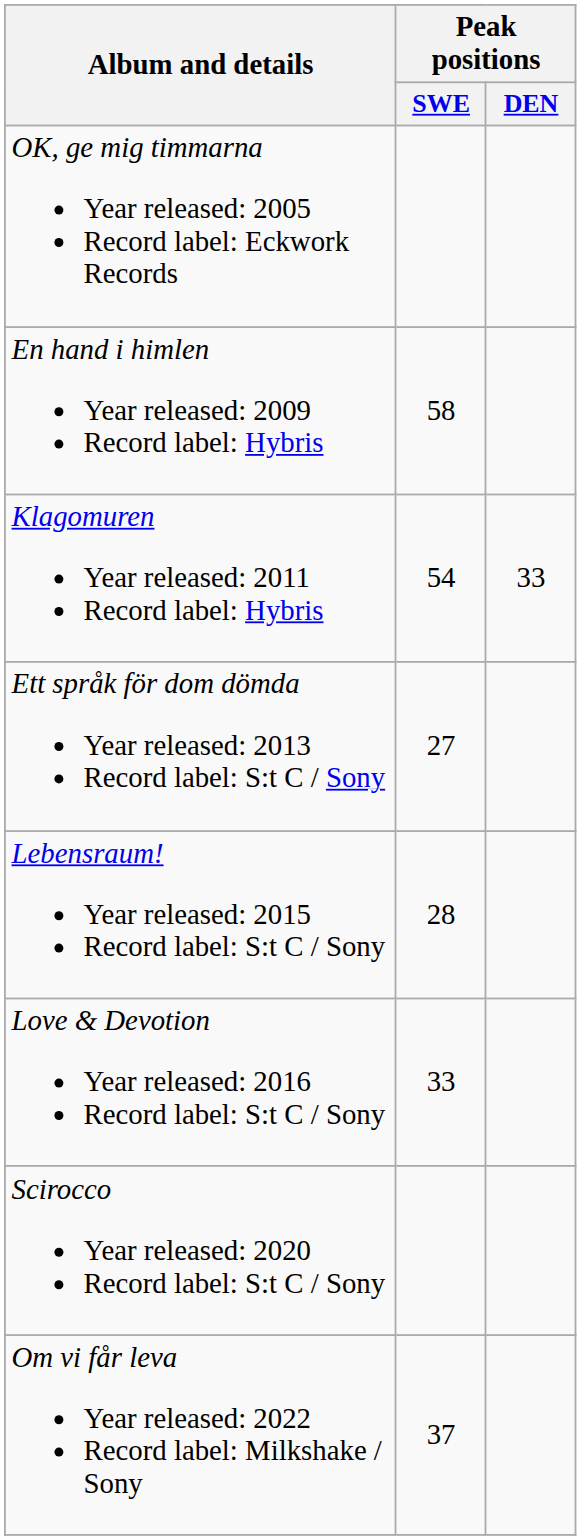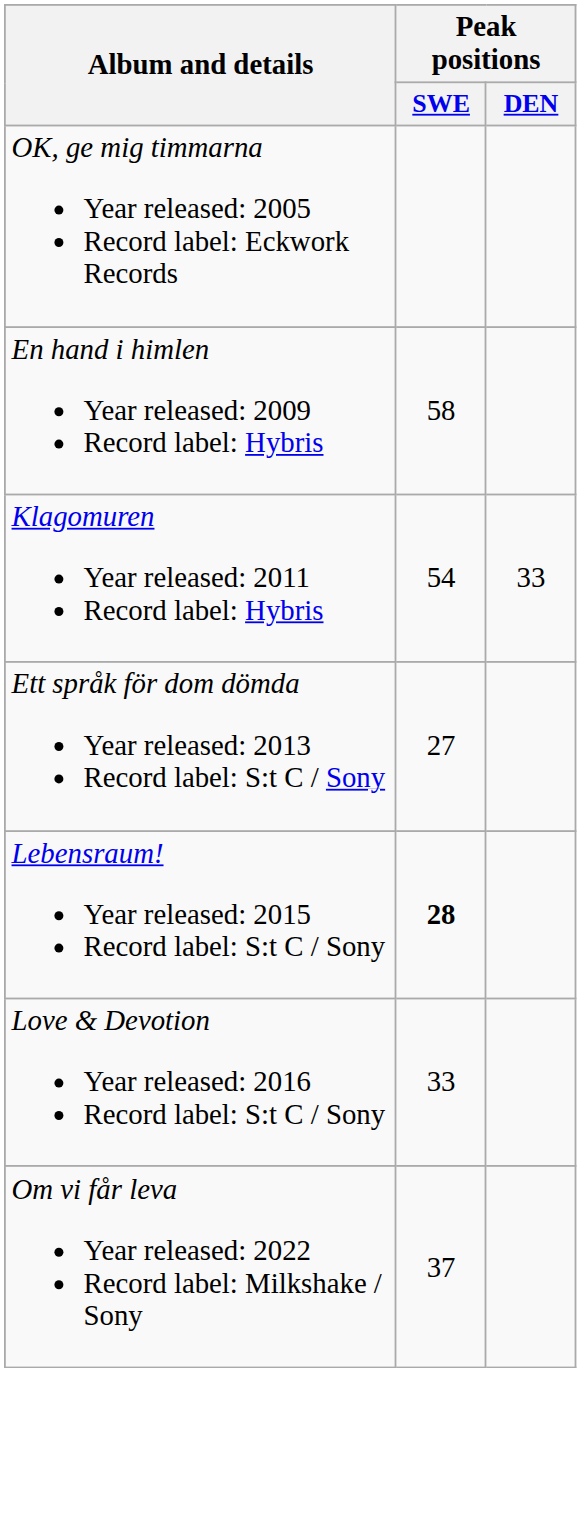(441, 914) normal -> (441, 914) bold
- row: (201, 1236)
